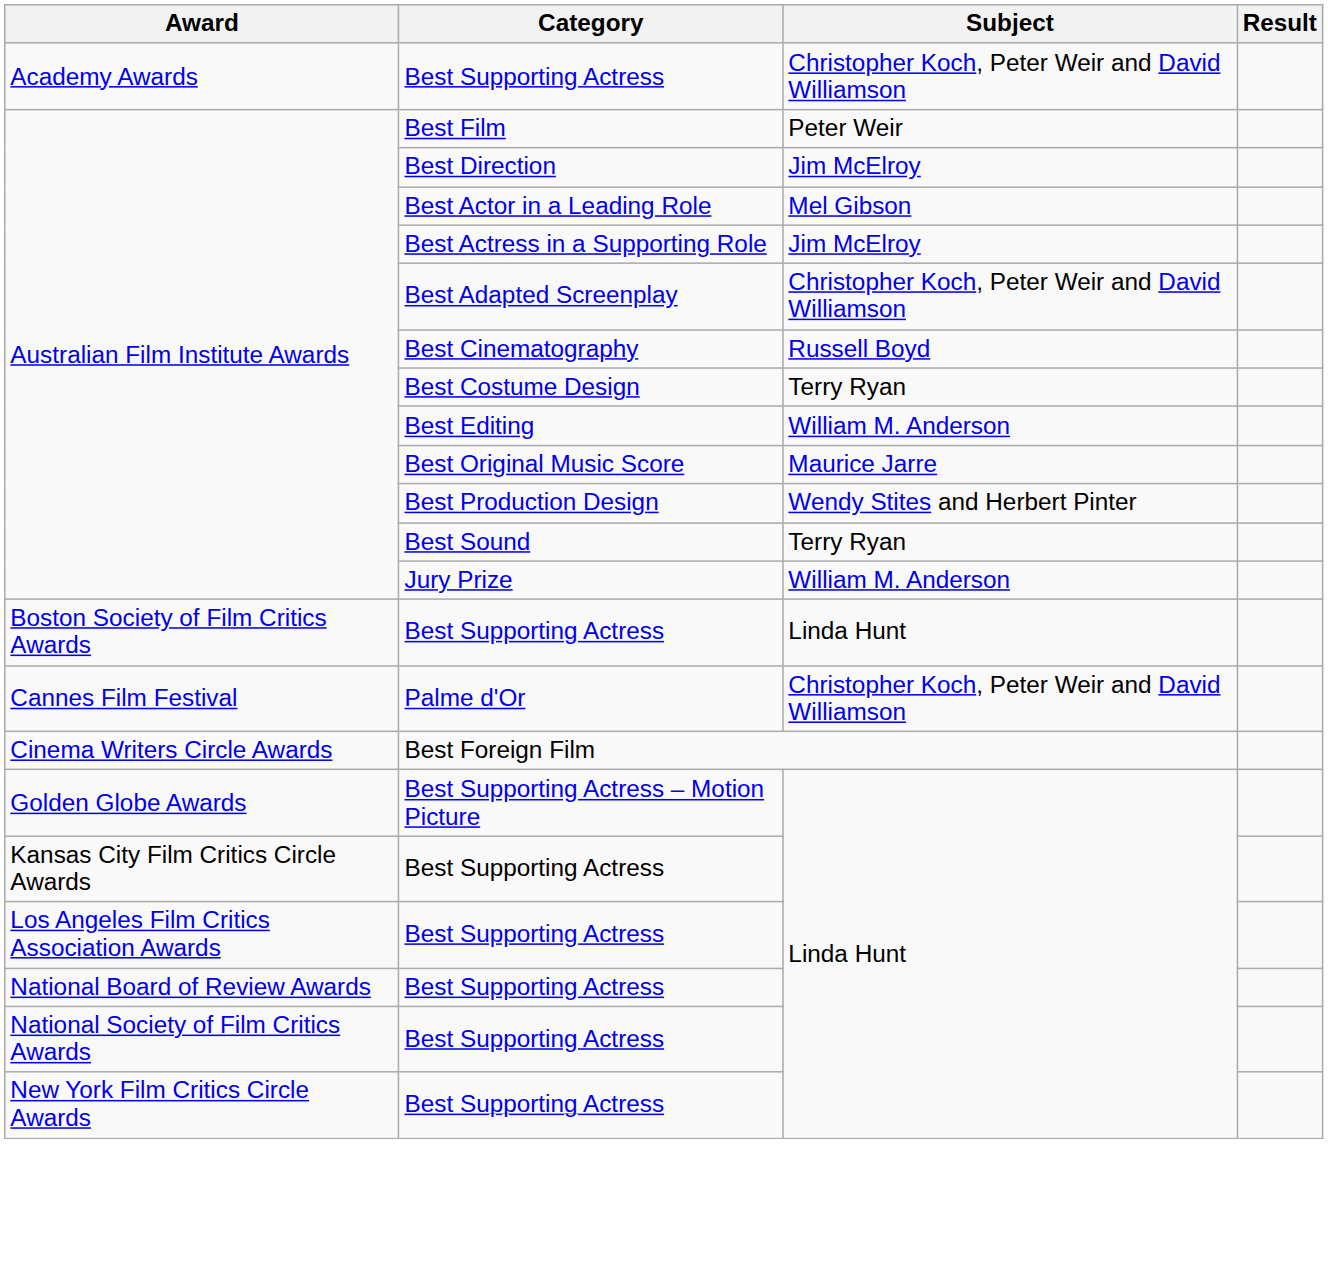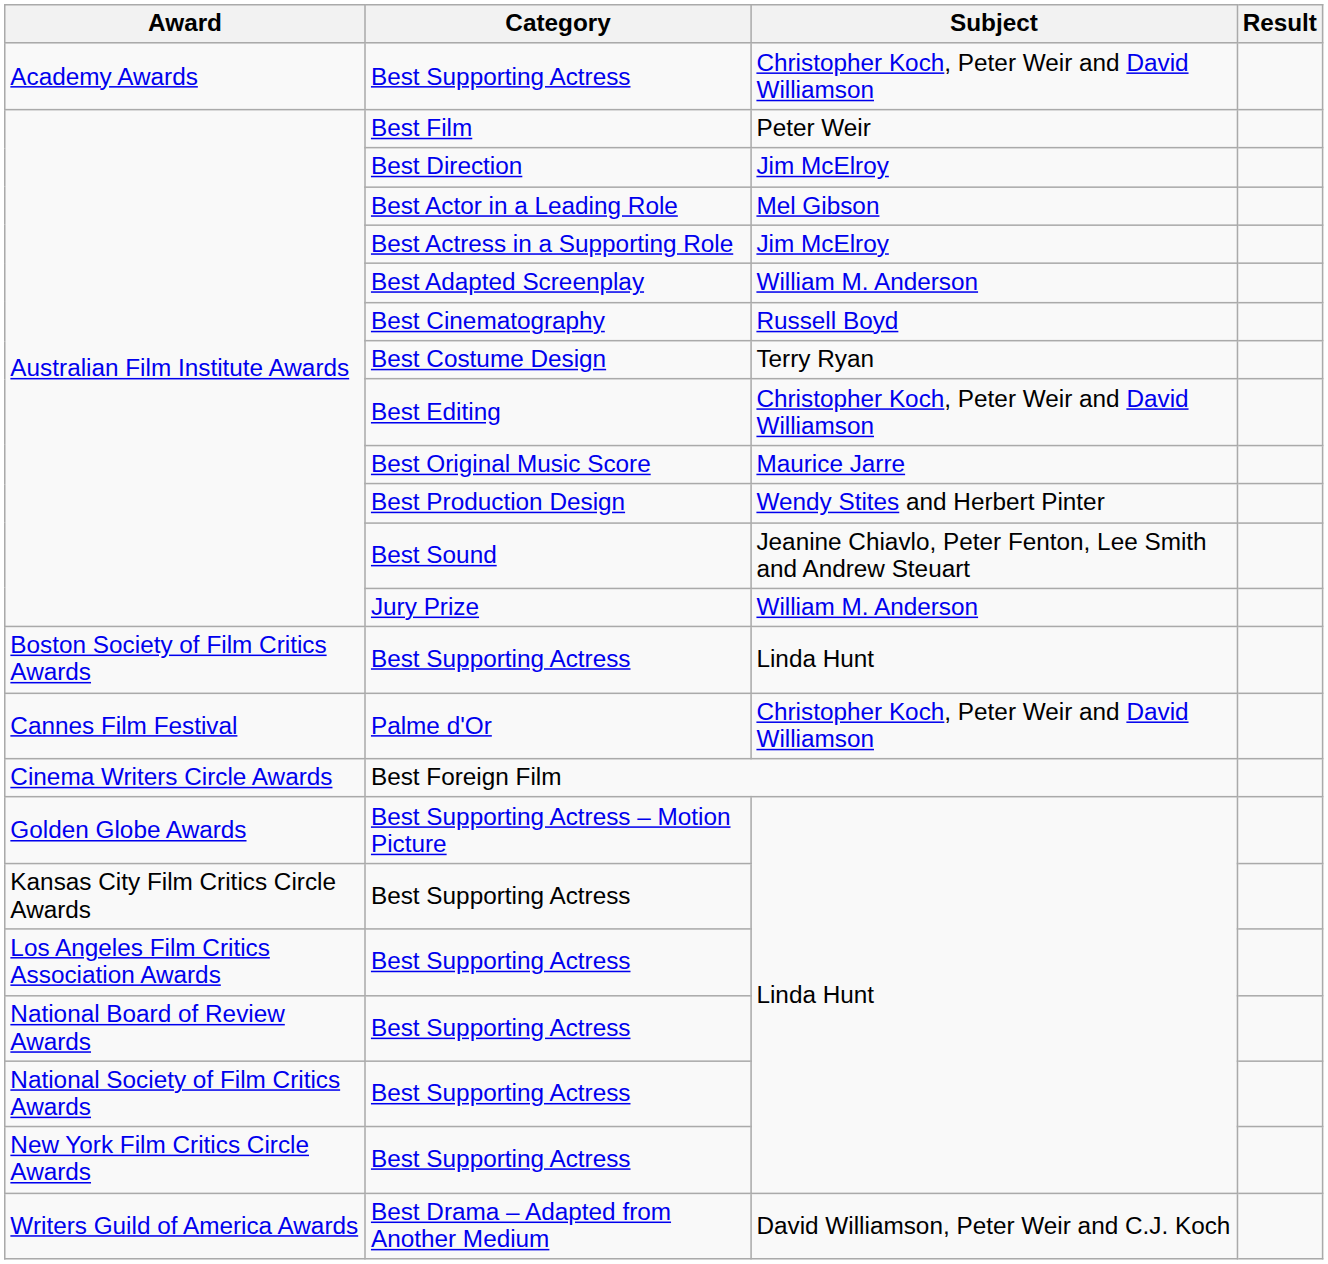(1004, 296) Christopher Koch, Peter Weir and David Williamson -> (867, 282) William M. Anderson
(899, 425) William M. Anderson -> (972, 411) Christopher Koch, Peter Weir and David Williamson
(847, 541) Terry Ryan -> (982, 555) Jeanine Chiavlo, Peter Fenton, Lee Smith and Andrew Steuart
+ row: (184, 1225)
